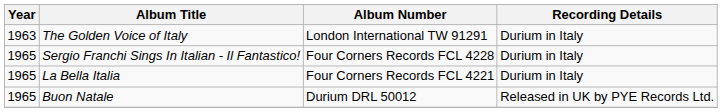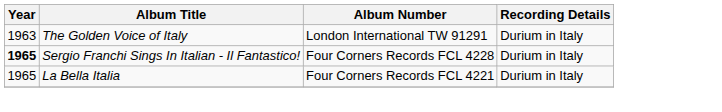(22, 55) normal -> (22, 55) bold
- row: (78, 96)
